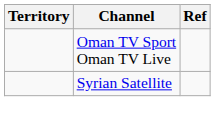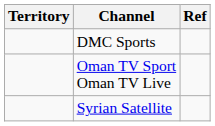+ row: (116, 41)
